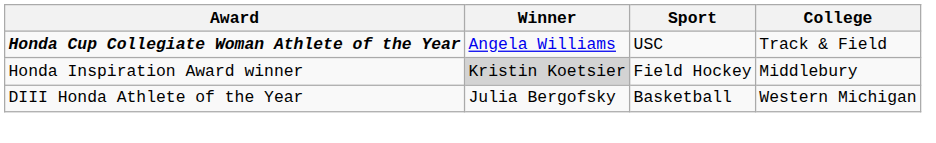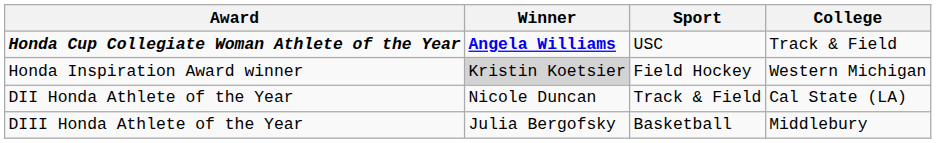(542, 45) normal -> (542, 45) bold
(809, 71) Middlebury -> (848, 71) Western Michigan
+ row: (151, 98)
(838, 98) Western Michigan -> (818, 125) Middlebury
